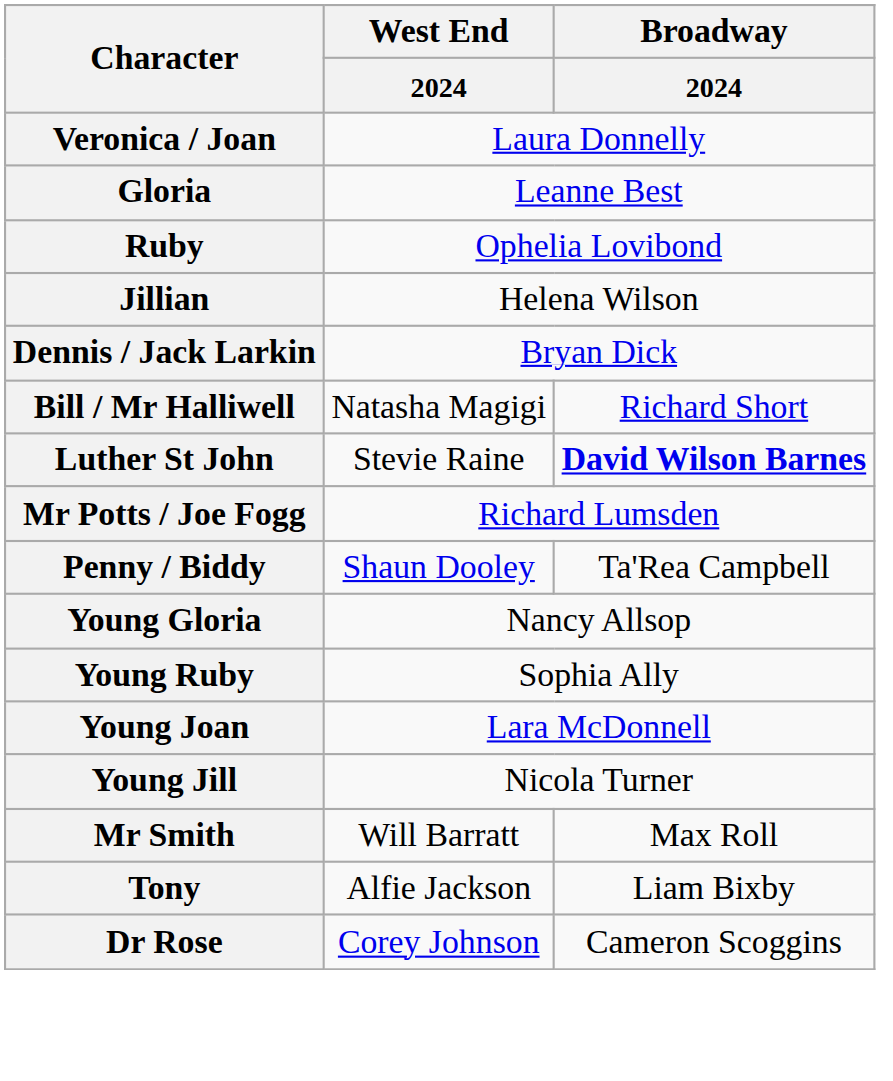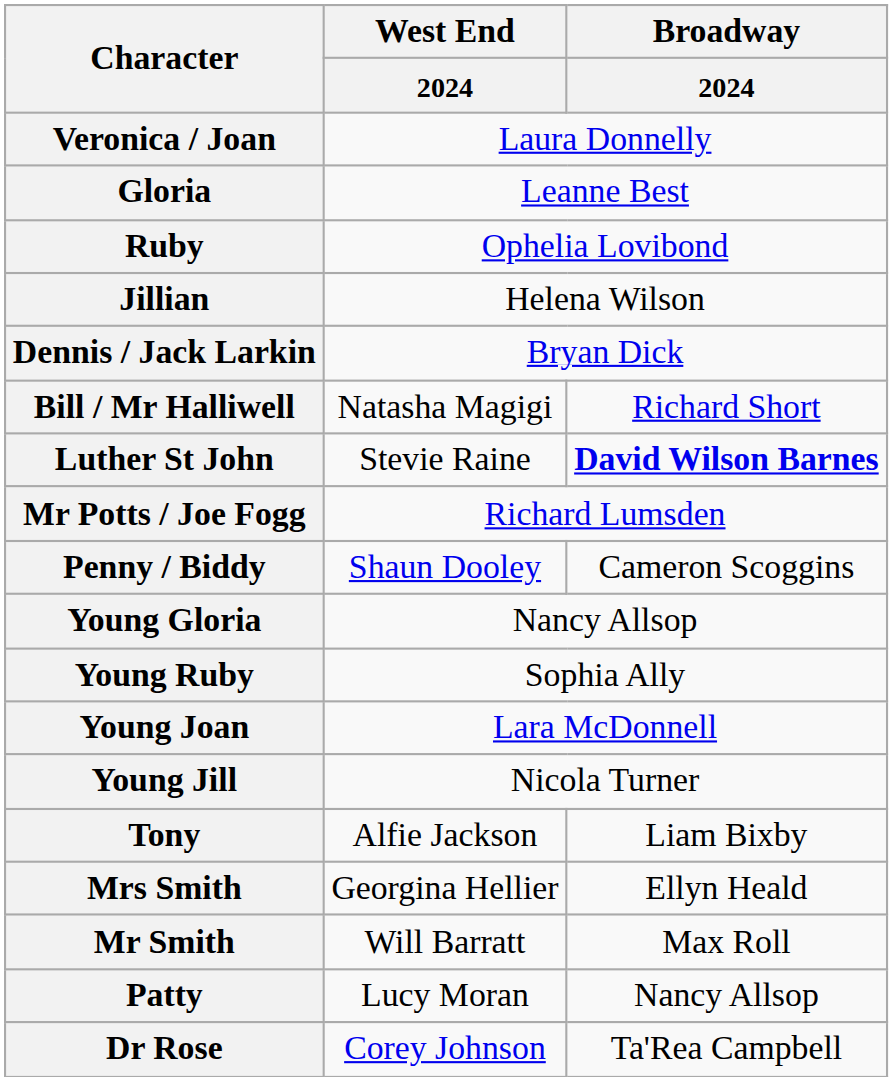(714, 566) Ta'Rea Campbell -> (726, 566) Cameron Scoggins
rows swapped: (164, 834) <-> (164, 887)
+ row: (164, 887)
+ row: (164, 995)
(714, 941) Cameron Scoggins -> (726, 1048) Ta'Rea Campbell
